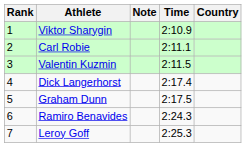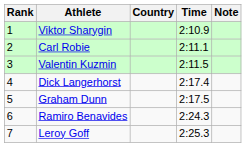columns swapped: (218, 13) <-> (144, 13)
